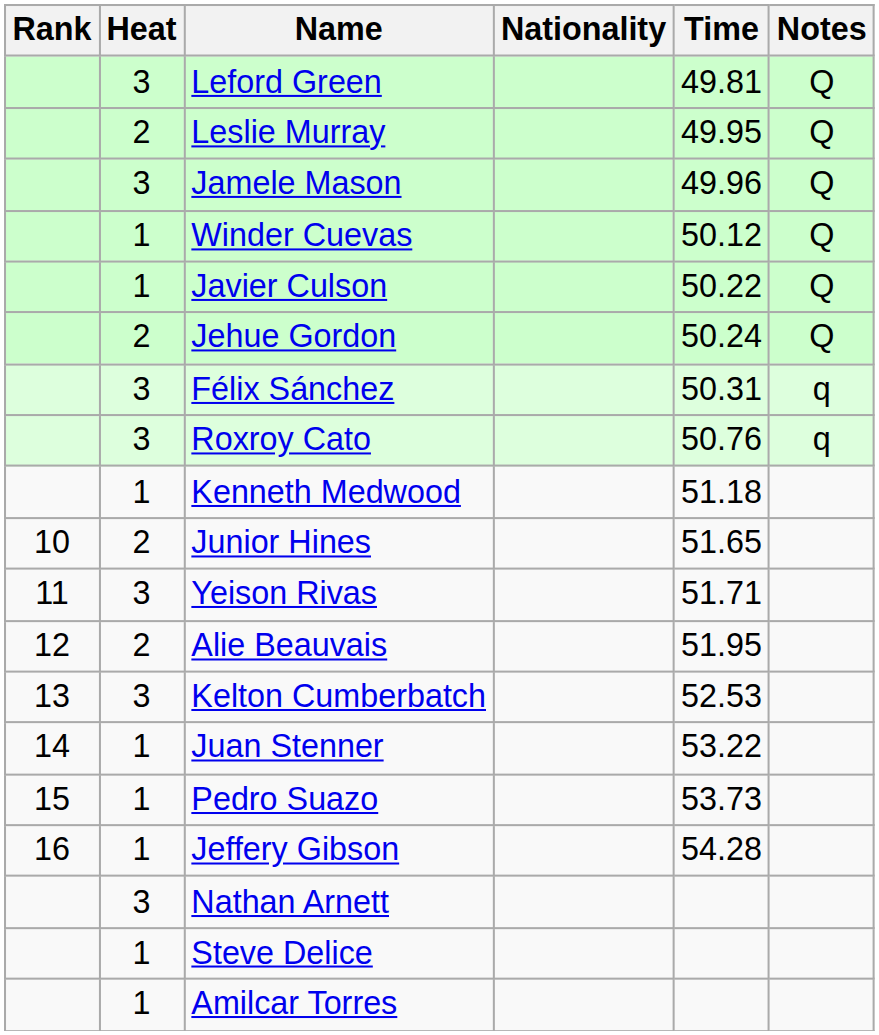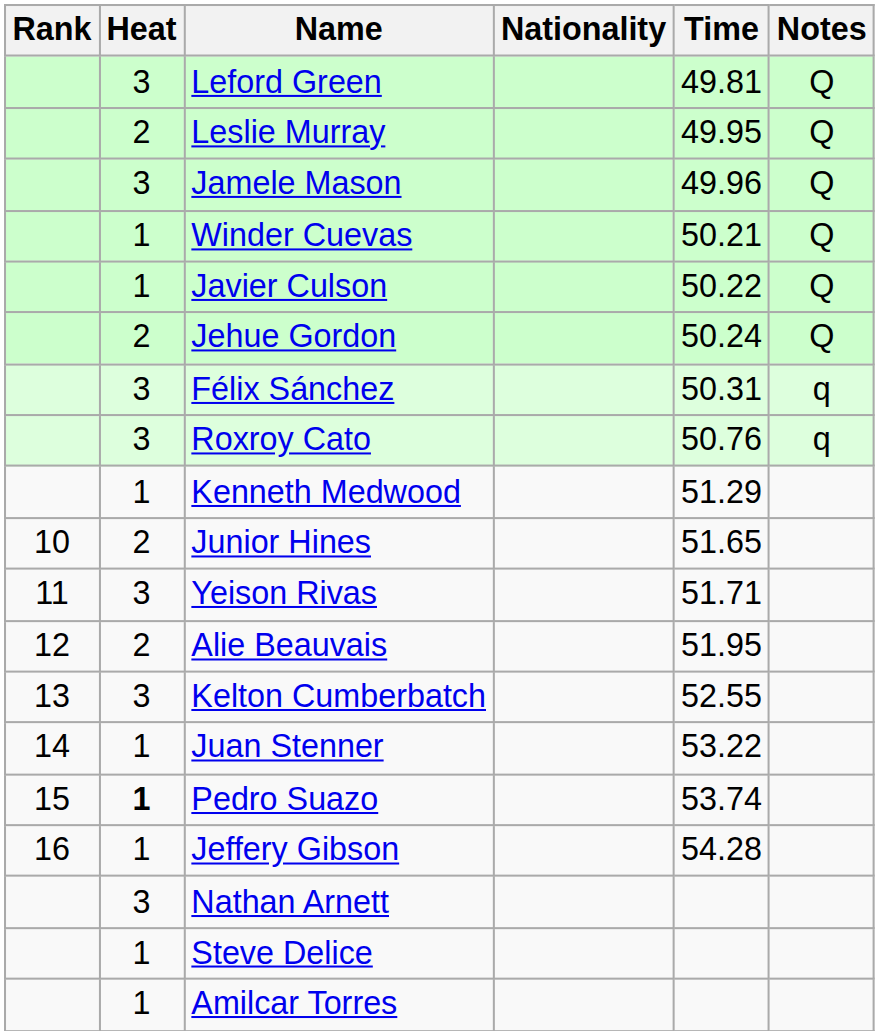(721, 235) 50.12 -> (721, 235) 50.21
(721, 491) 51.18 -> (721, 491) 51.29
(721, 696) 52.53 -> (721, 696) 52.55
(141, 798) normal -> (141, 798) bold
(721, 798) 53.73 -> (721, 798) 53.74
